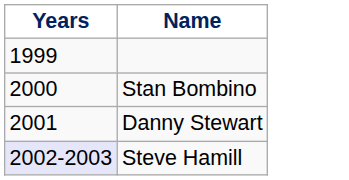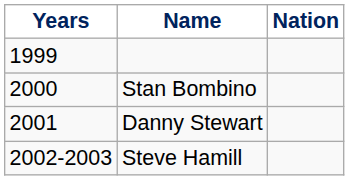+ column: (306, 21)
(61, 157) lavender background -> (61, 157) no background
